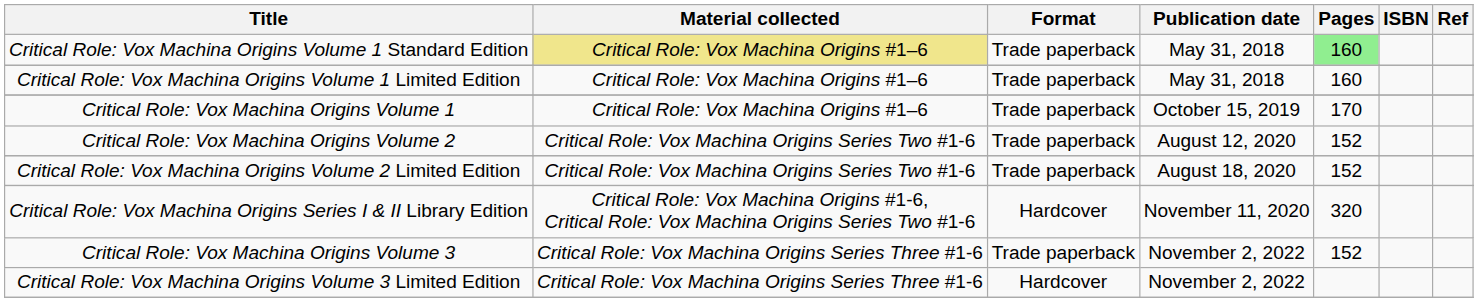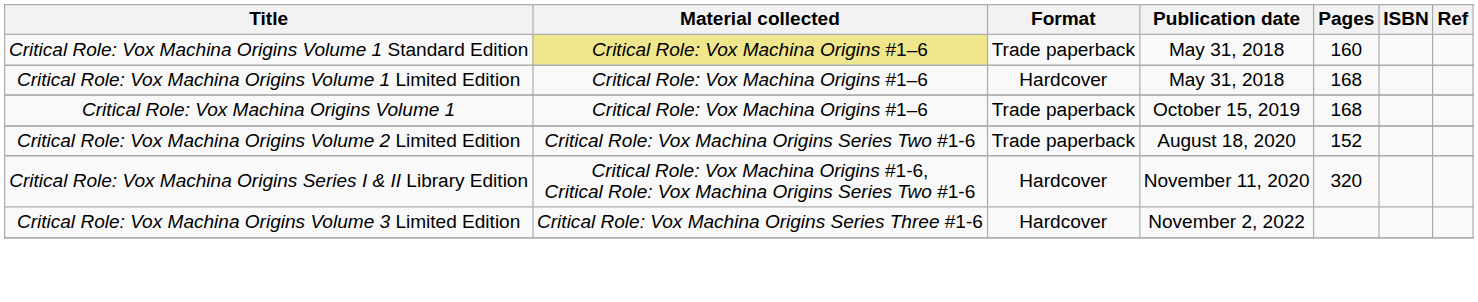(1346, 49) lightgreen background -> (1346, 49) no background
(1063, 79) Trade paperback -> (1063, 79) Hardcover
(1346, 79) 160 -> (1346, 79) 168
(1346, 110) 170 -> (1346, 110) 168
- row: (269, 140)
- row: (269, 252)
